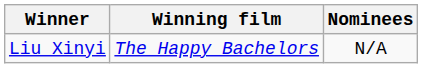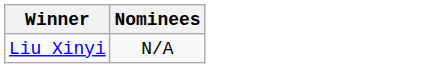- column: (217, 19)
